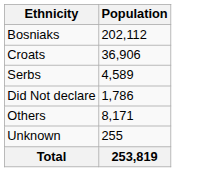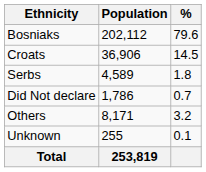+ column: (186, 14)
